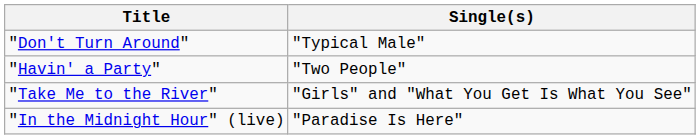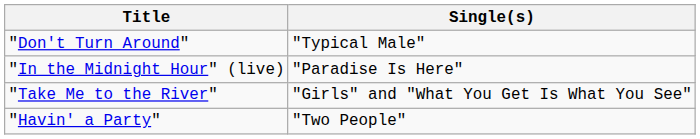rows swapped: (85, 69) <-> (146, 121)
